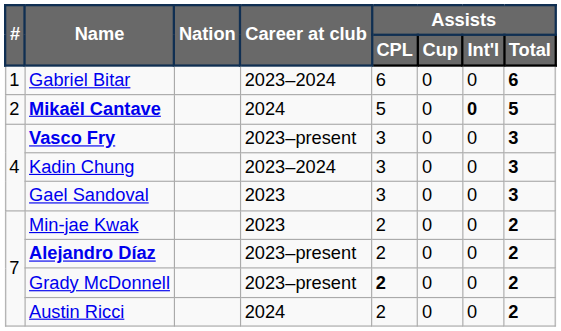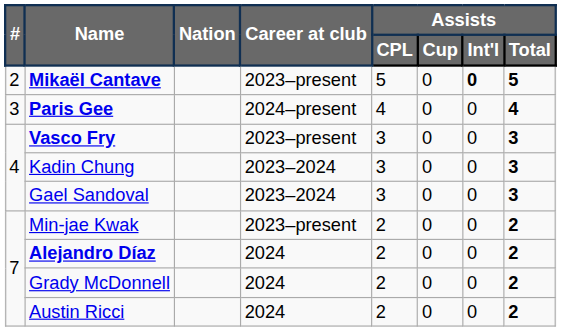- row: (80, 80)
(265, 109) 2024 -> (300, 80) 2023–present
+ row: (71, 109)
(265, 195) 2023 -> (290, 195) 2023–2024
(265, 224) 2023 -> (300, 224) 2023–present
(300, 253) 2023–present -> (265, 253) 2024
(300, 282) 2023–present -> (265, 282) 2024
(381, 282) bold -> (381, 282) normal
